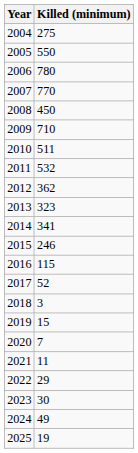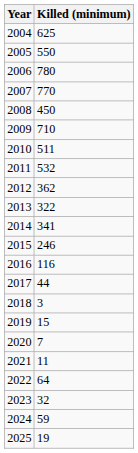(46, 33) 275 -> (46, 33) 625
(46, 206) 323 -> (46, 206) 322
(46, 264) 115 -> (46, 264) 116
(43, 284) 52 -> (43, 284) 44
(43, 380) 29 -> (43, 380) 64
(43, 399) 30 -> (43, 399) 32
(43, 419) 49 -> (43, 419) 59
